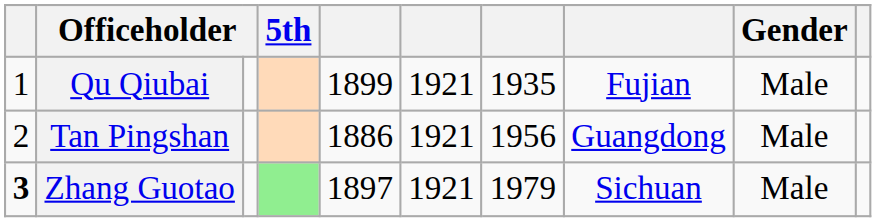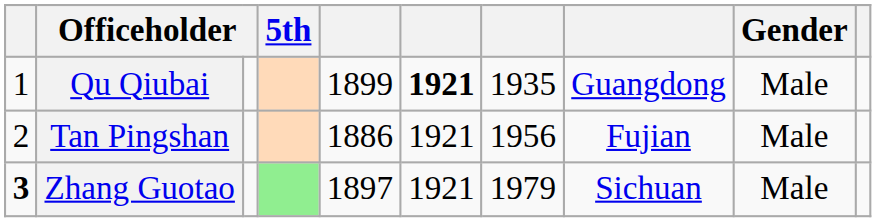(441, 83) normal -> (441, 83) bold
(648, 83) Fujian -> (649, 83) Guangdong
(649, 135) Guangdong -> (648, 135) Fujian
